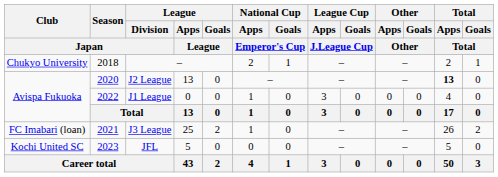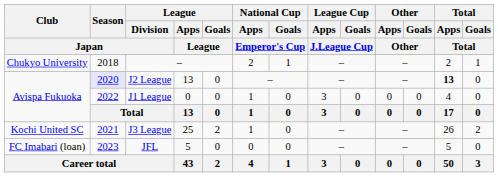(108, 79) no background -> (108, 79) lavender background
(47, 130) FC Imabari (loan) -> (47, 130) Kochi United SC
(47, 146) Kochi United SC -> (47, 146) FC Imabari (loan)
